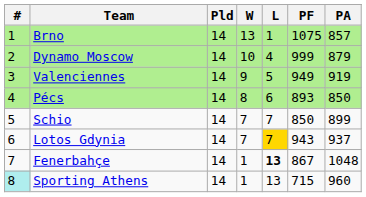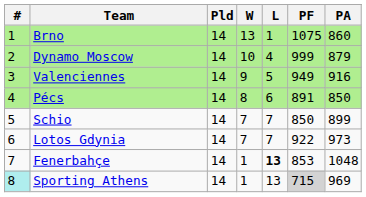(339, 36) 857 -> (339, 36) 860
(339, 77) 919 -> (339, 77) 916
(303, 98) 893 -> (303, 98) 891
(269, 139) gold background -> (269, 139) no background
(303, 139) 943 -> (303, 139) 922
(339, 139) 937 -> (339, 139) 973
(303, 160) 867 -> (303, 160) 853
(303, 181) no background -> (303, 181) lightgrey background
(339, 181) 960 -> (339, 181) 969
